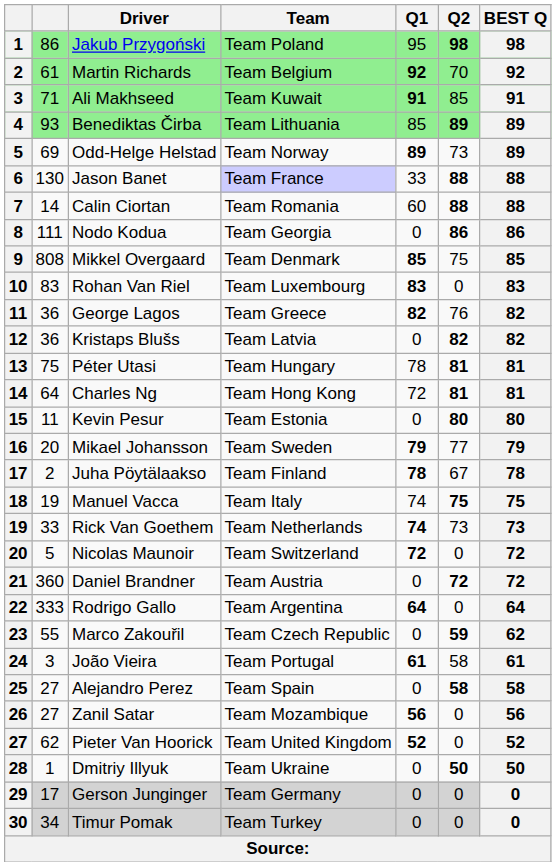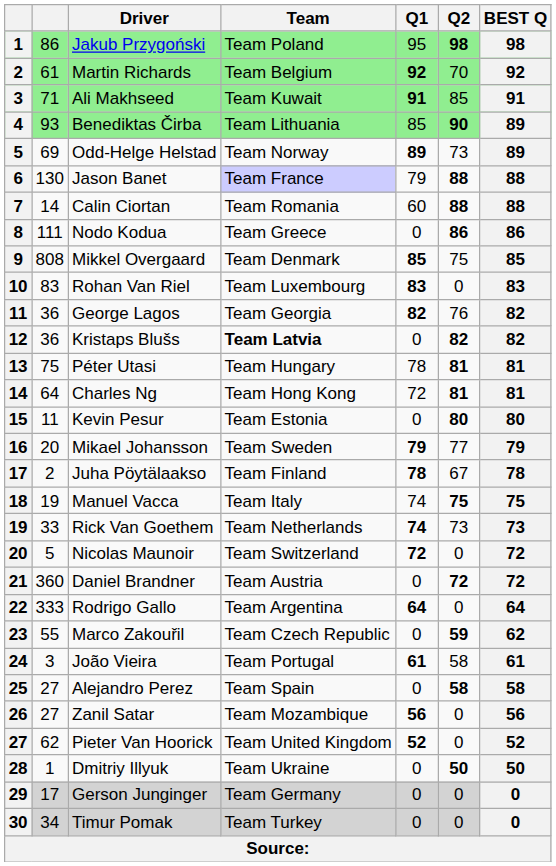(459, 125) 89 -> (459, 125) 90
(417, 178) 33 -> (417, 178) 79
(278, 232) Team Georgia -> (276, 232) Team Greece
(276, 312) Team Greece -> (278, 312) Team Georgia
(270, 339) normal -> (273, 339) bold
